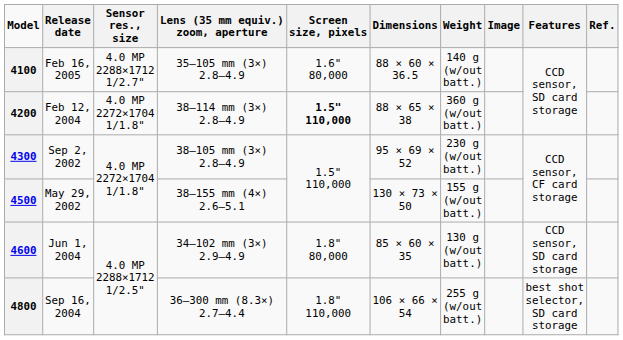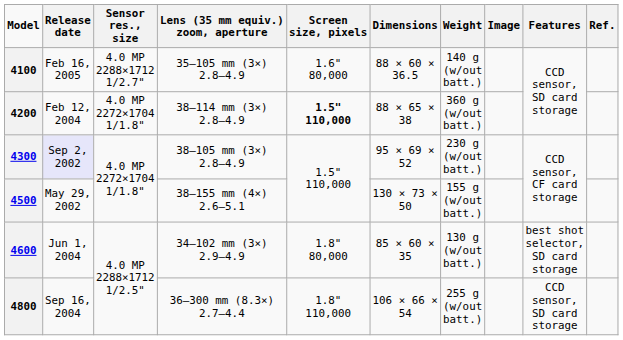(68, 157) no background -> (68, 157) lavender background
(555, 250) CCD sensor, SD card storage -> (555, 250) best shot selector, SD card storage
(555, 307) best shot selector, SD card storage -> (555, 307) CCD sensor, SD card storage
